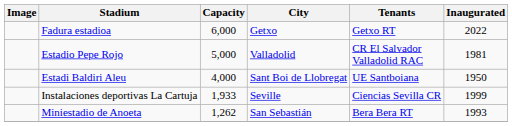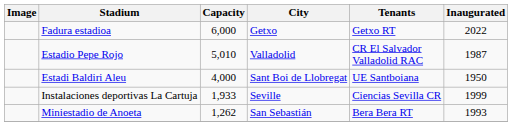(224, 54) 5,000 -> (224, 54) 5,010
(476, 54) 1981 -> (476, 54) 1987
